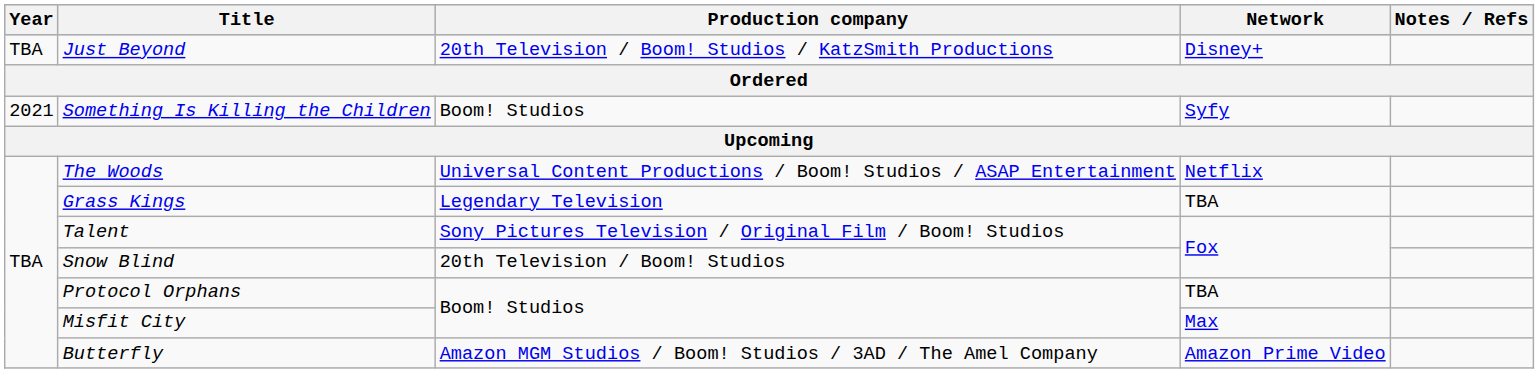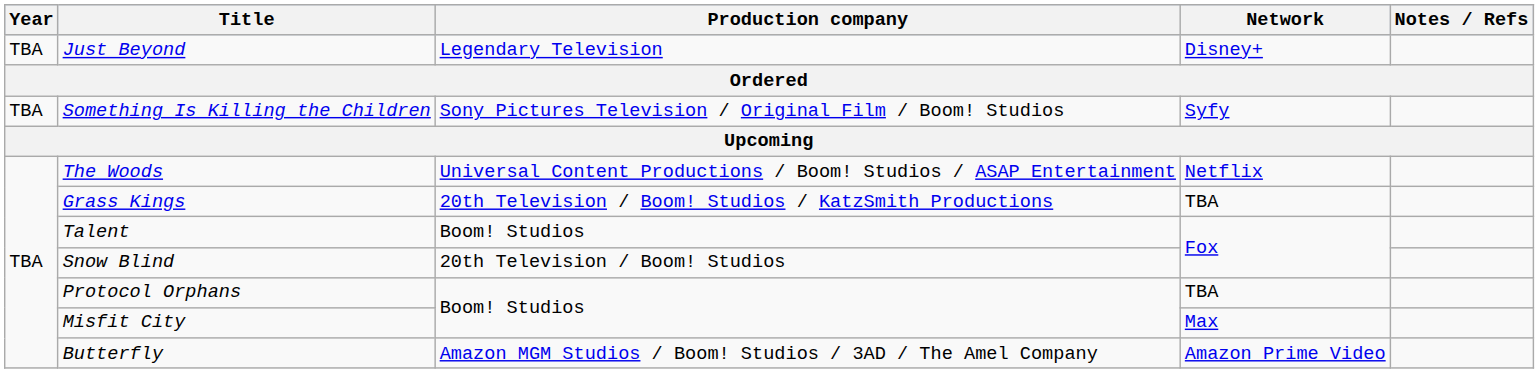(746, 50) 20th Television / Boom! Studios / KatzSmith Productions -> (551, 50) Legendary Television
(31, 111) 2021 -> (26, 111) TBA
(512, 111) Boom! Studios -> (752, 111) Sony Pictures Television / Original Film / Boom! Studios
(551, 202) Legendary Television -> (746, 202) 20th Television / Boom! Studios / KatzSmith Productions
(752, 232) Sony Pictures Television / Original Film / Boom! Studios -> (512, 232) Boom! Studios
